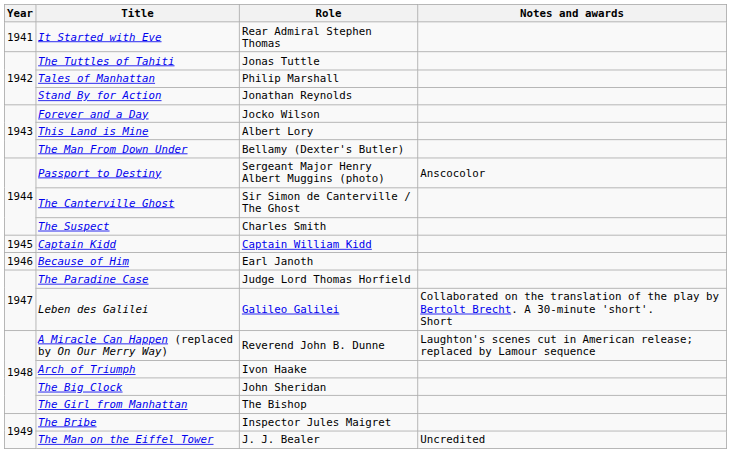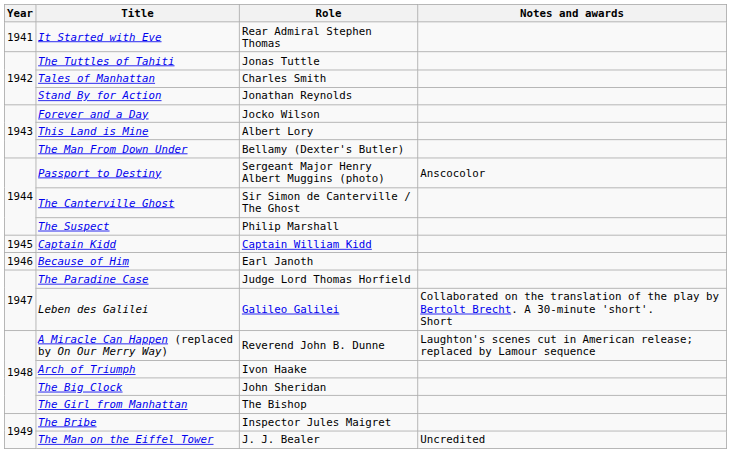(291, 78) Philip Marshall -> (284, 78) Charles Smith
(284, 226) Charles Smith -> (291, 226) Philip Marshall
